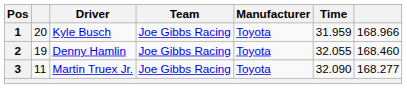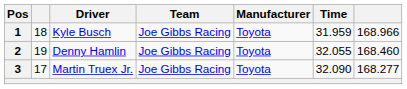(41, 32) 20 -> (41, 32) 18
(40, 69) 11 -> (41, 69) 17
